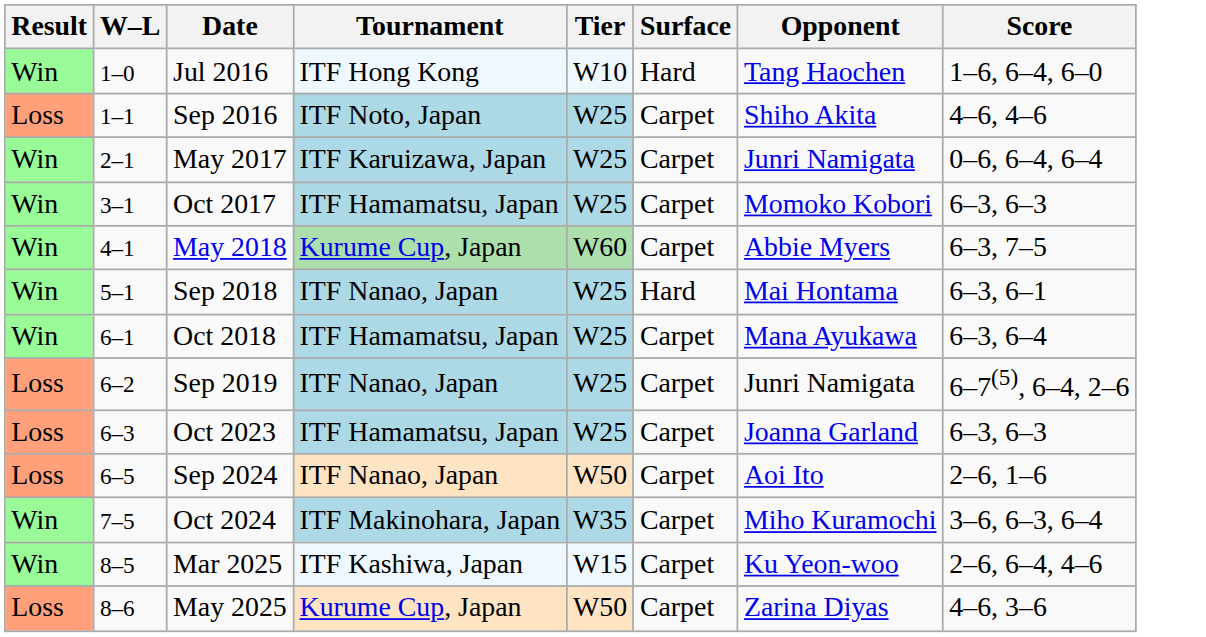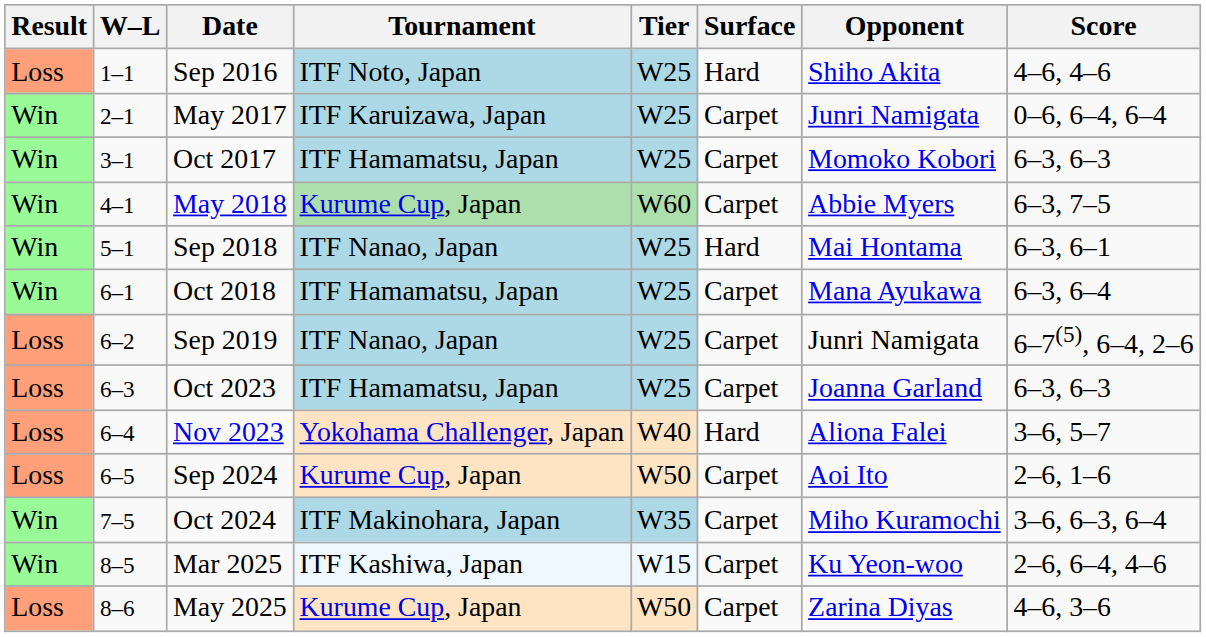- row: (221, 70)
(677, 114) Carpet -> (732, 70) Hard
+ row: (228, 431)
(399, 475) ITF Nanao, Japan -> (411, 475) Kurume Cup, Japan
